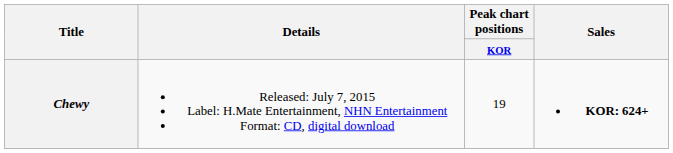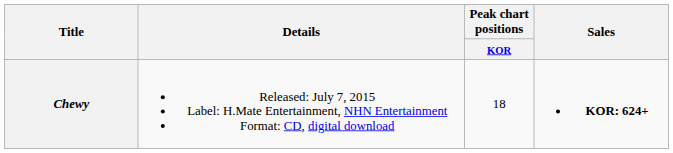(499, 104) 19 -> (499, 104) 18
